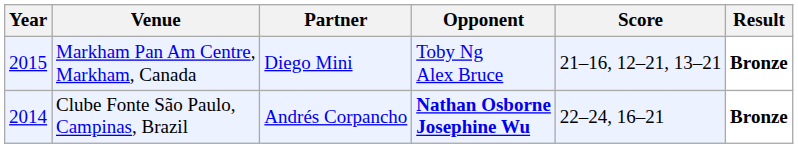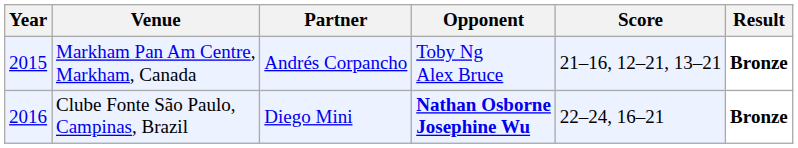(308, 63) Diego Mini -> (336, 63) Andrés Corpancho
(28, 116) 2014 -> (28, 116) 2016
(336, 116) Andrés Corpancho -> (308, 116) Diego Mini
